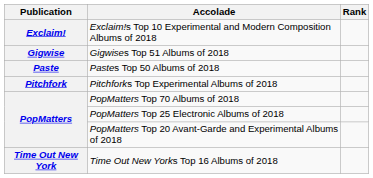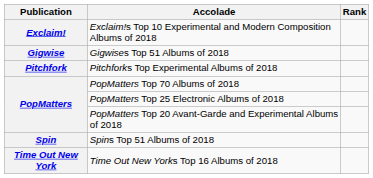- row: (155, 68)
+ row: (152, 140)
